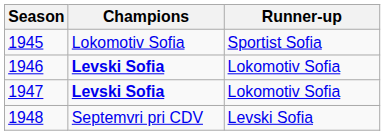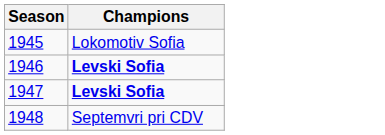- column: (302, 17)
